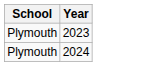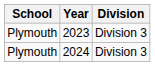+ column: (121, 14)
